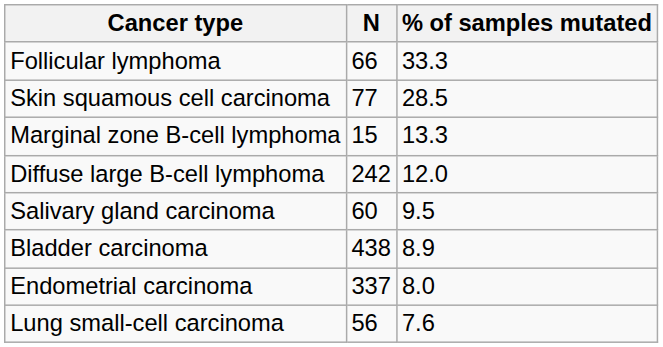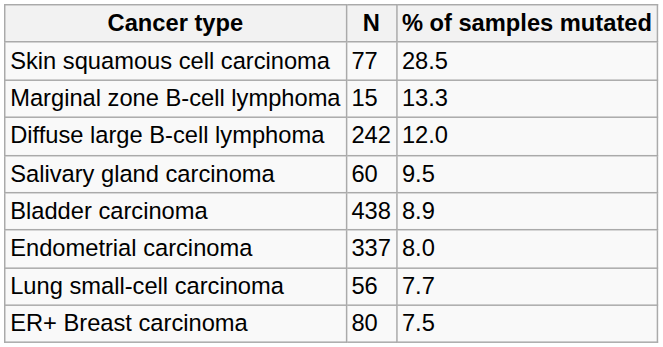- row: (115, 60)
(418, 323) 7.6 -> (418, 286) 7.7
+ row: (129, 323)
